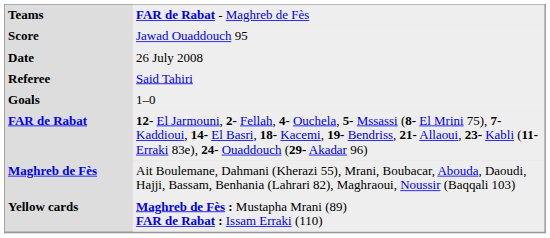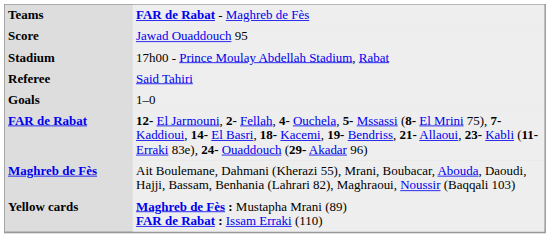- row: (21, 57)
+ row: (31, 57)
